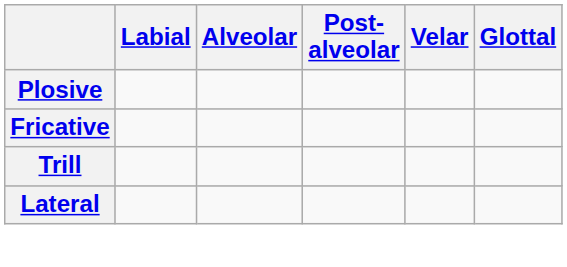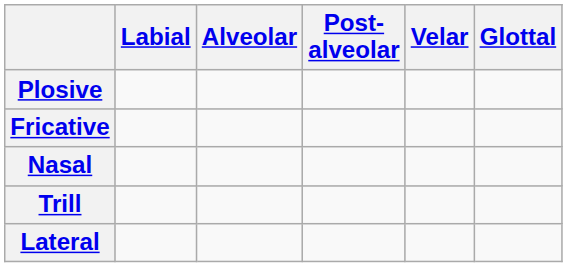+ row: (60, 165)
